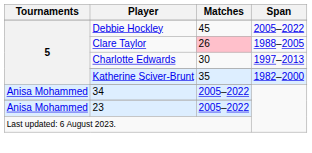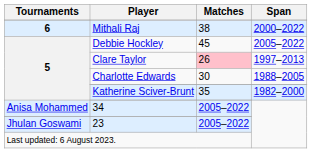+ row: (116, 28)
(279, 44) 1988–2005 -> (279, 60) 1997–2013
(279, 60) 1997–2013 -> (279, 76) 1988–2005
(47, 108) Anisa Mohammed -> (44, 124) Jhulan Goswami
